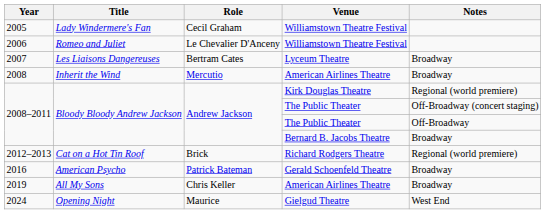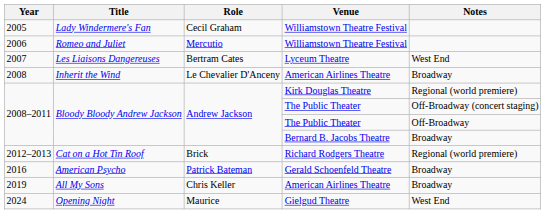(233, 43) Le Chevalier D'Anceny -> (204, 43) Mercutio
(432, 59) Broadway -> (431, 59) West End
(204, 75) Mercutio -> (233, 75) Le Chevalier D'Anceny
